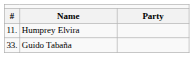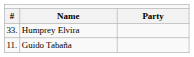(12, 31) 11. -> (12, 31) 33.
(12, 45) 33. -> (12, 45) 11.
